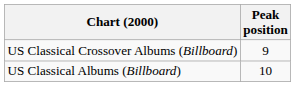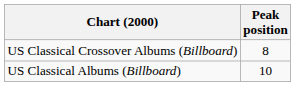(266, 50) 9 -> (266, 50) 8
